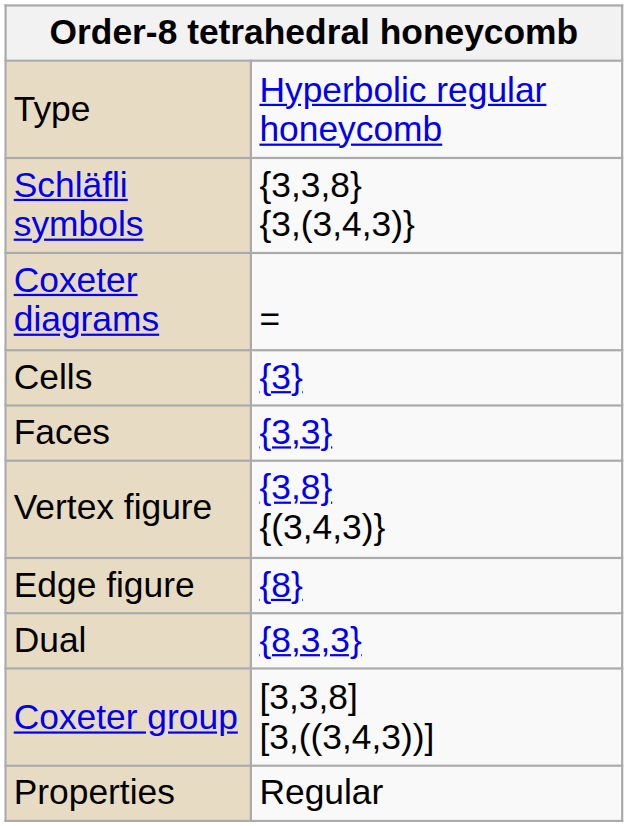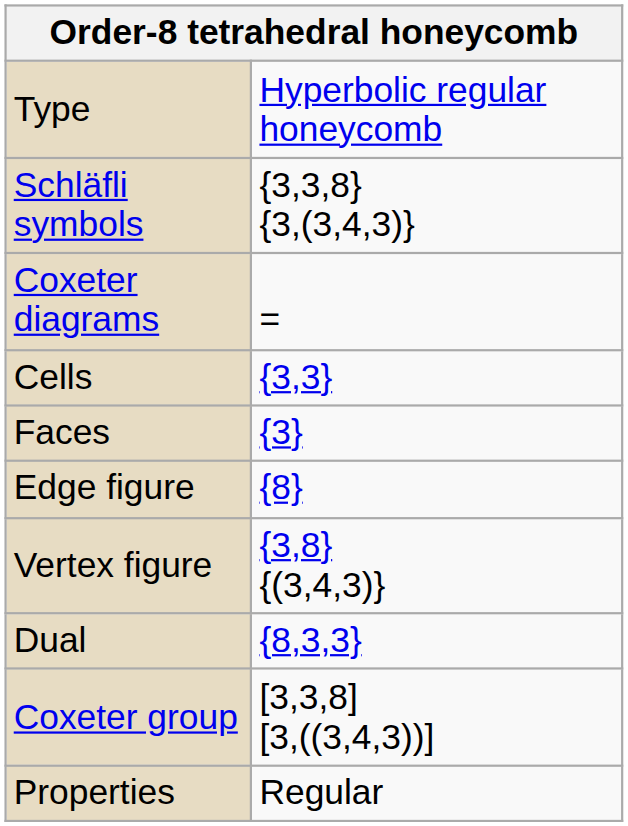(281, 376) {3} -> (296, 376) {3,3}
(296, 432) {3,3} -> (281, 432) {3}
rows swapped: (104, 584) <-> (113, 508)
